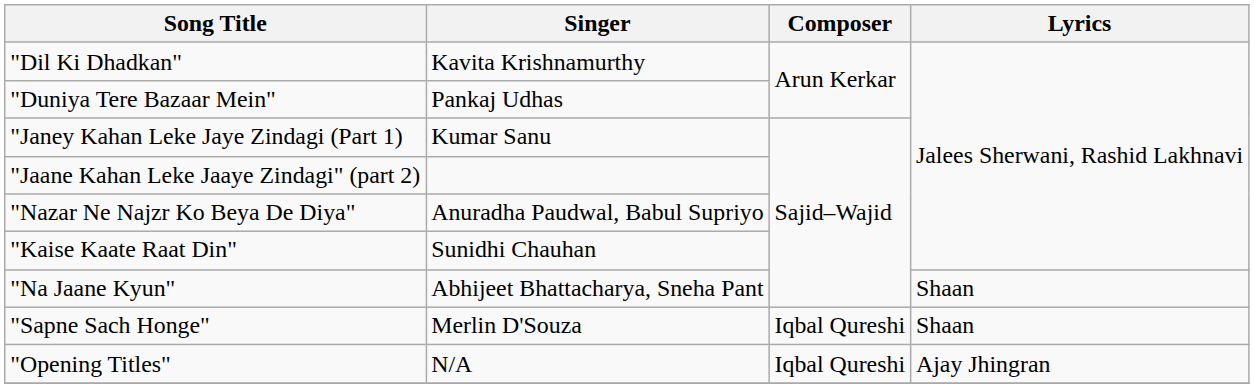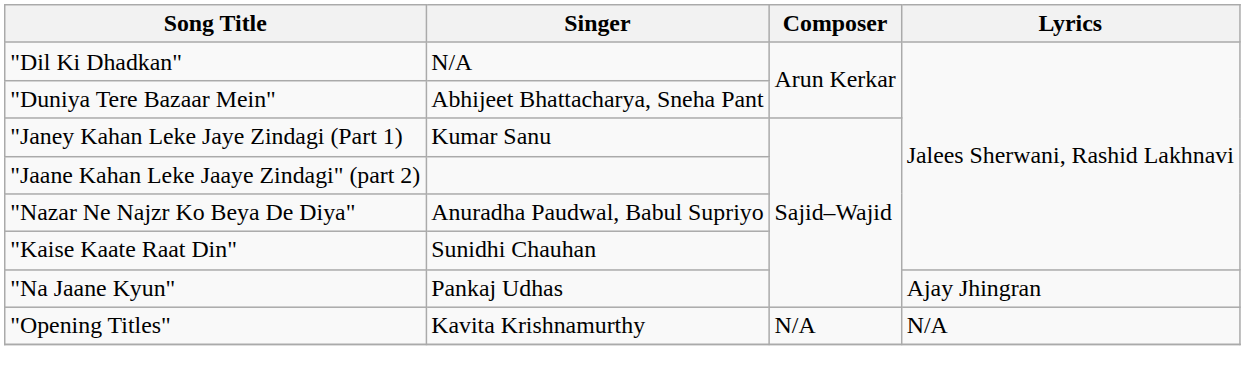(538, 61) Kavita Krishnamurthy -> (452, 61) N/A
(497, 99) Pankaj Udhas -> (597, 99) Abhijeet Bhattacharya, Sneha Pant
(597, 288) Abhijeet Bhattacharya, Sneha Pant -> (497, 288) Pankaj Udhas
(945, 288) Shaan -> (974, 288) Ajay Jhingran
- row: (110, 325)
(452, 363) N/A -> (538, 325) Kavita Krishnamurthy
(840, 363) Iqbal Qureshi -> (795, 325) N/A
(983, 363) Ajay Jhingran -> (927, 325) N/A
